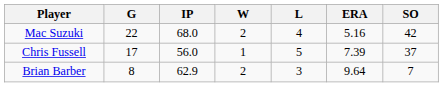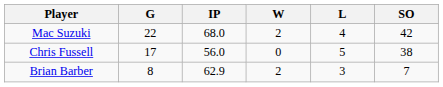- column: (355, 14)
(243, 52) 1 -> (278, 52) 0
(411, 52) 37 -> (406, 52) 38
